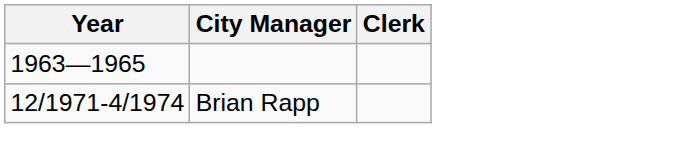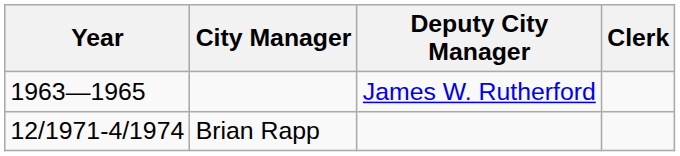+ column: (479, 38)
